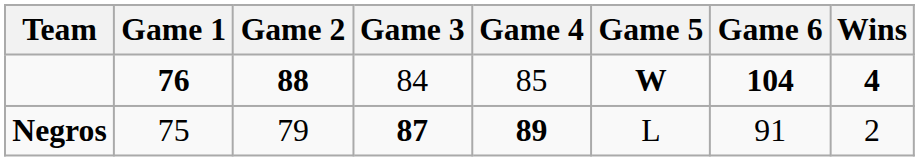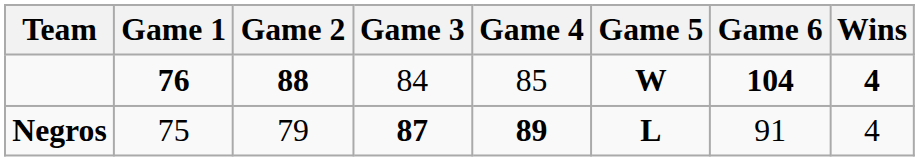(651, 130) normal -> (651, 130) bold
(872, 130) 2 -> (872, 130) 4
